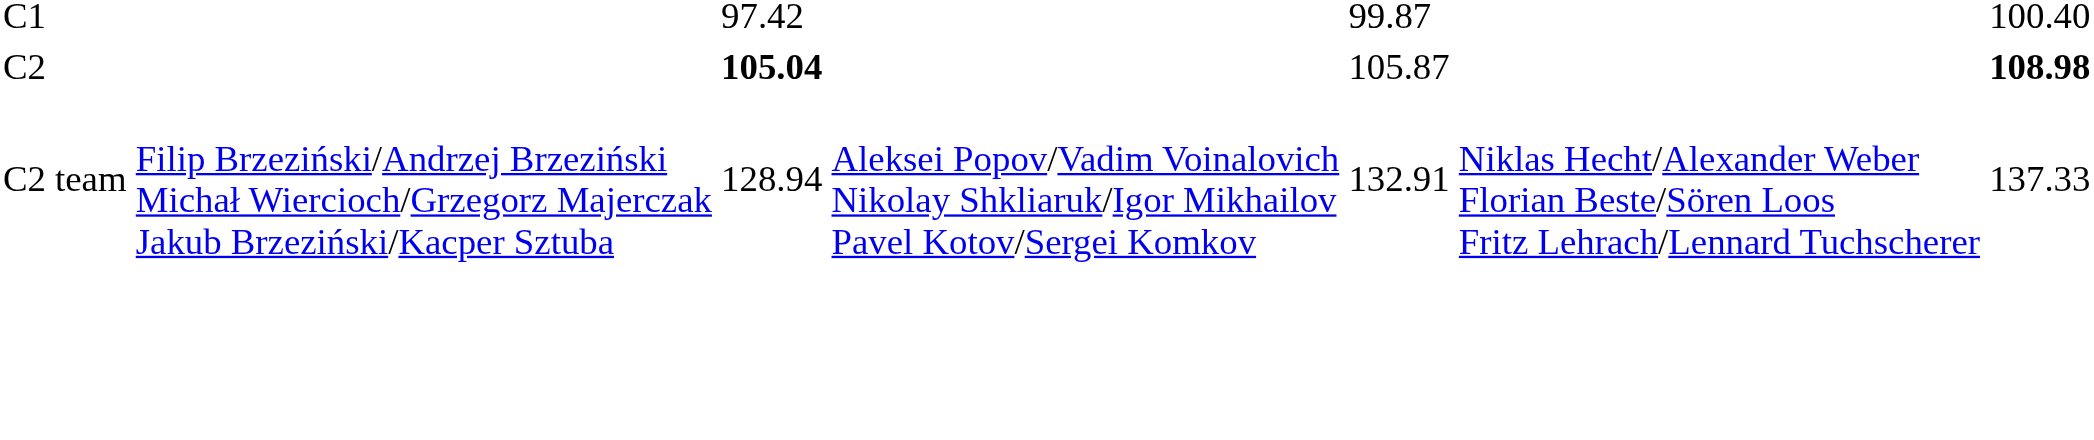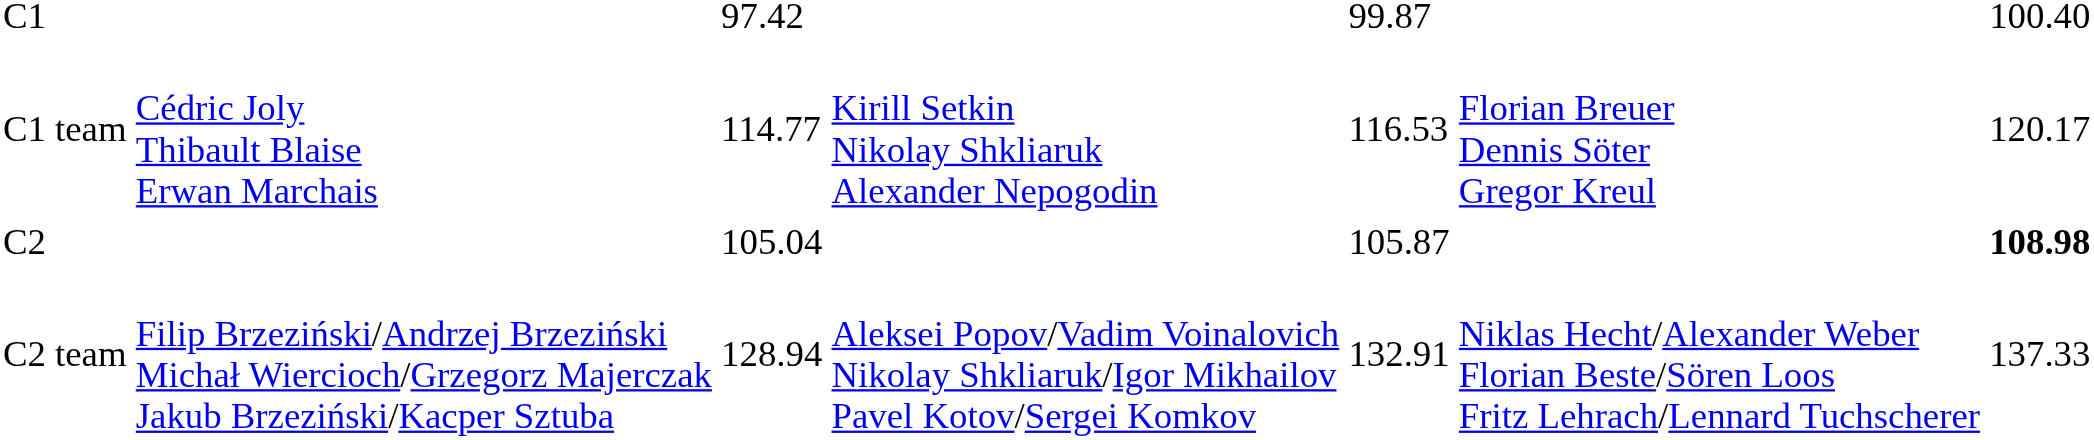+ row: (65, 128)
(772, 66) bold -> (772, 241) normal
